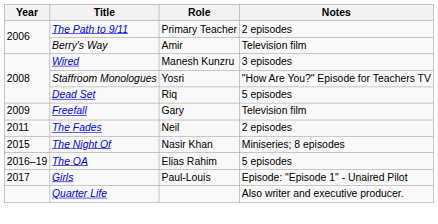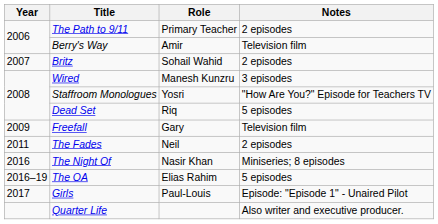+ row: (62, 62)
(18, 144) 2015 -> (18, 161) 2016
